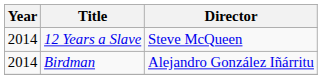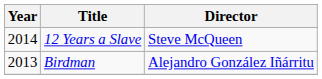(23, 62) 2014 -> (23, 62) 2013
